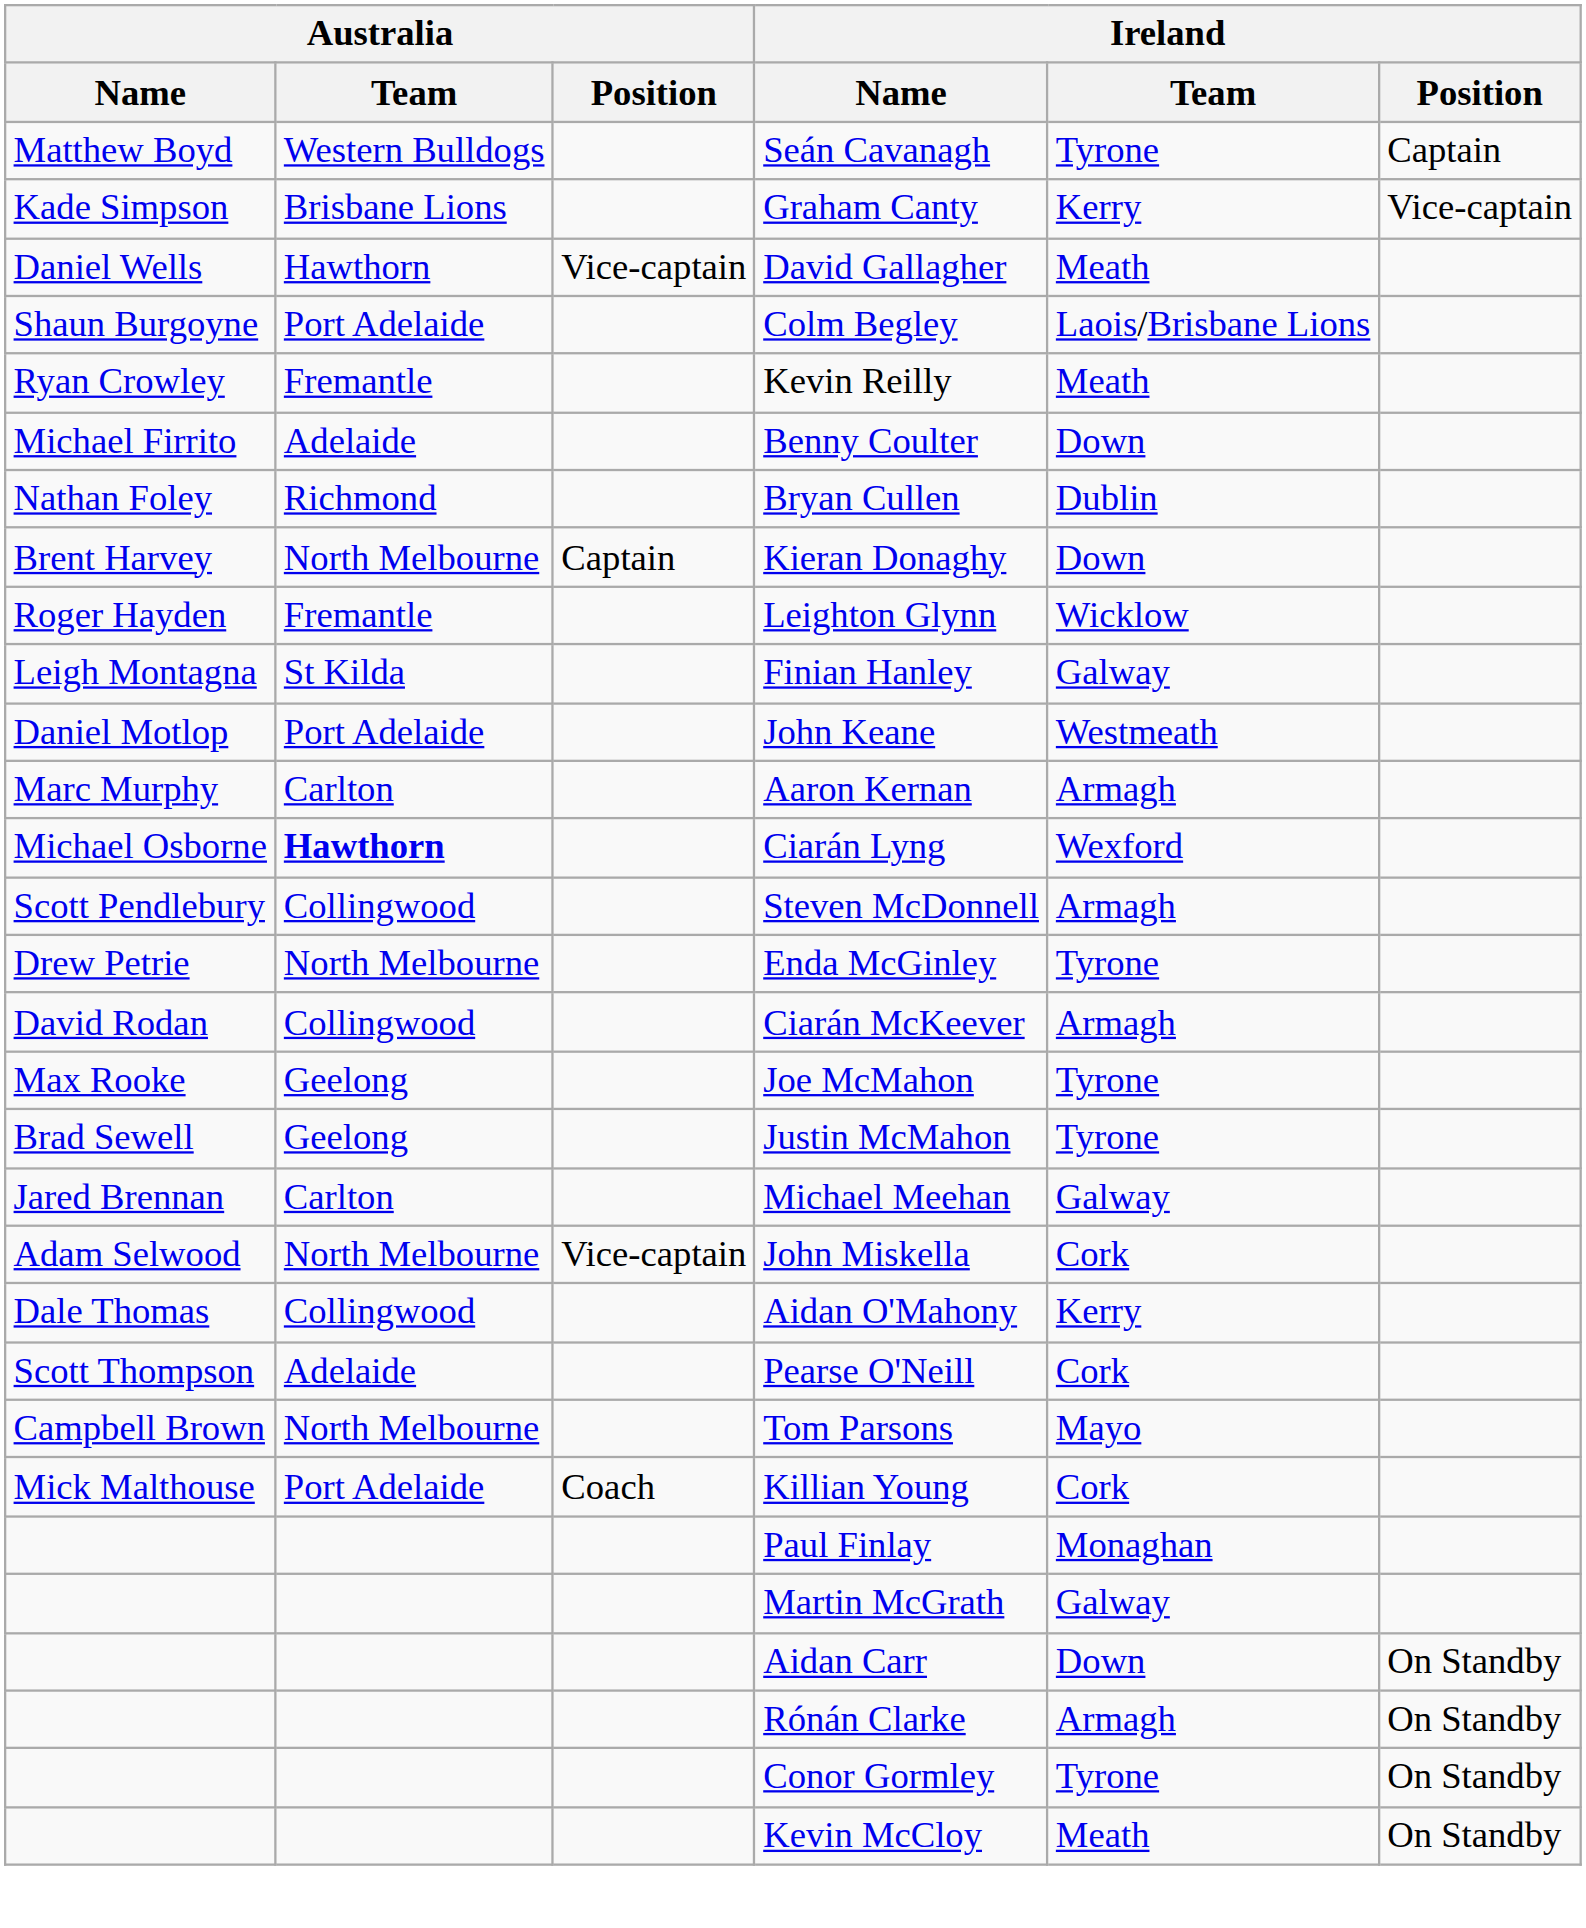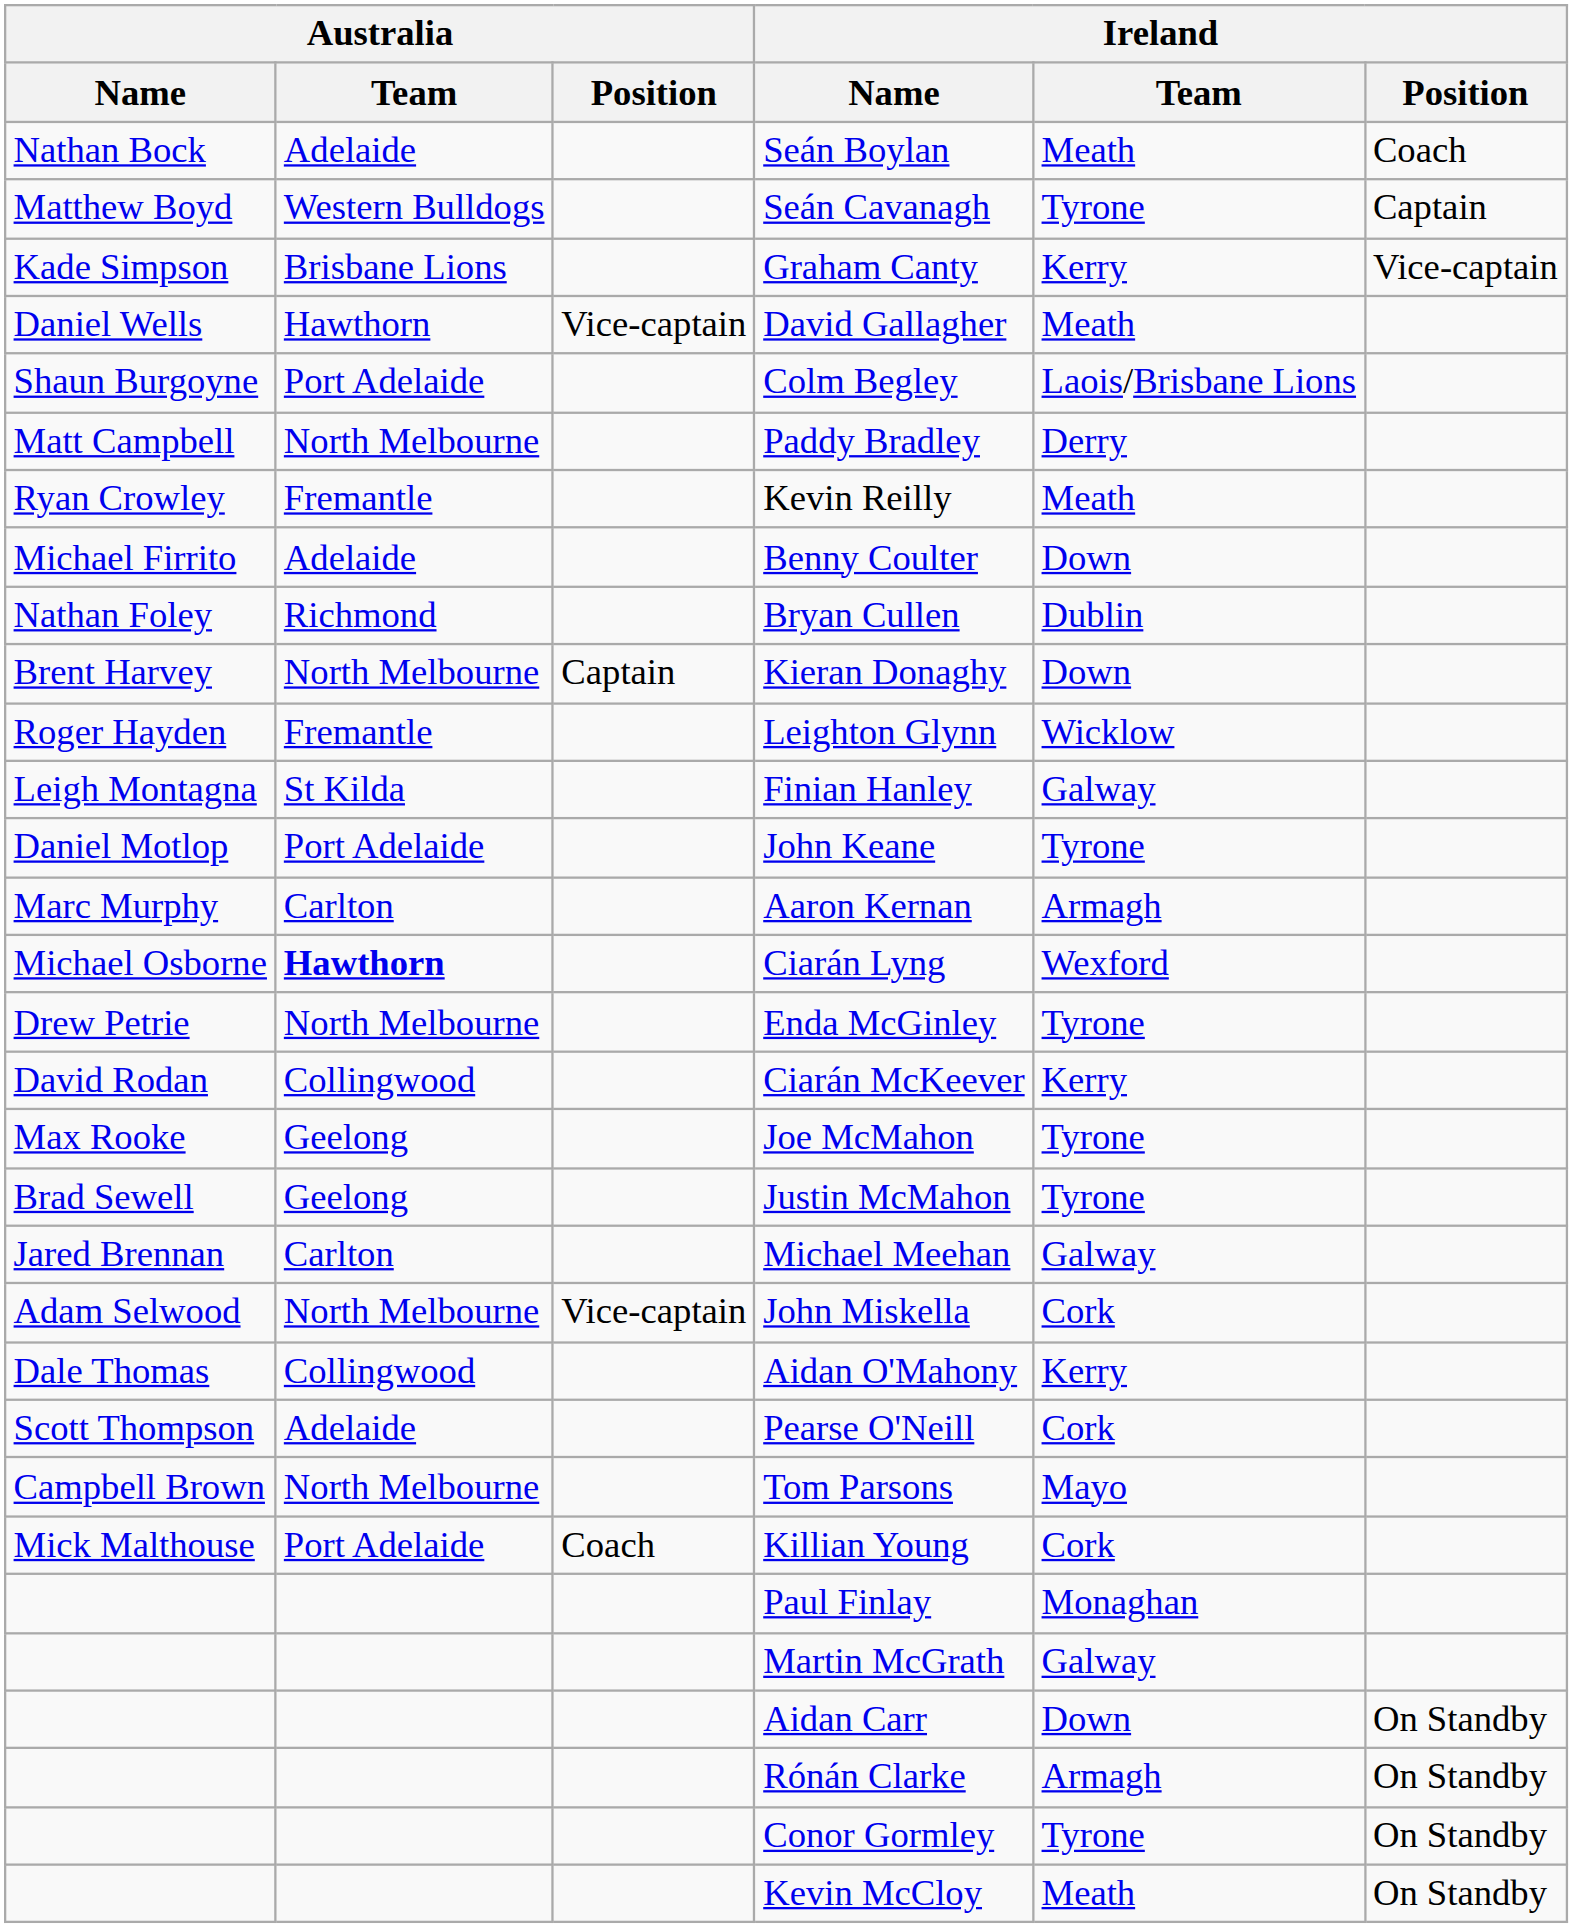+ row: (856, 149)
+ row: (872, 440)
(1137, 730) Westmeath -> (1093, 847) Tyrone
- row: (901, 905)
(1116, 1021) Armagh -> (1084, 1079) Kerry
